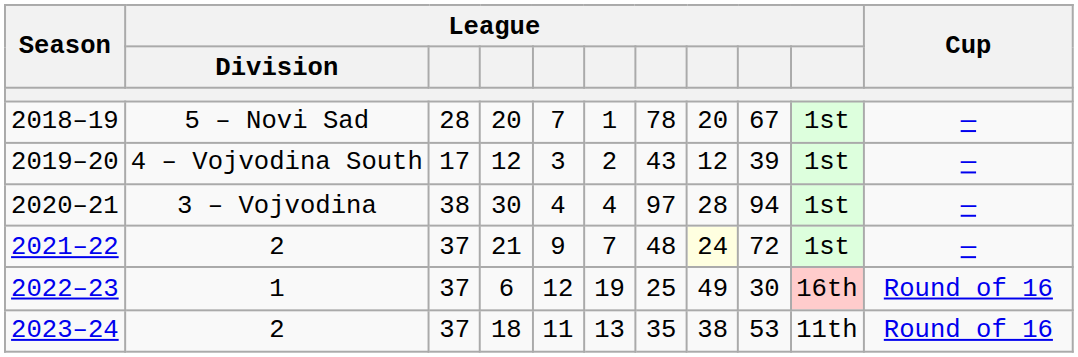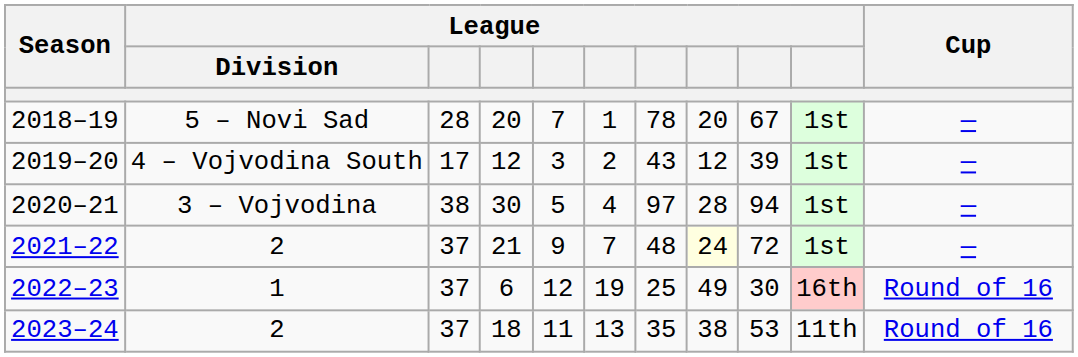(558, 205) 4 -> (558, 205) 5
